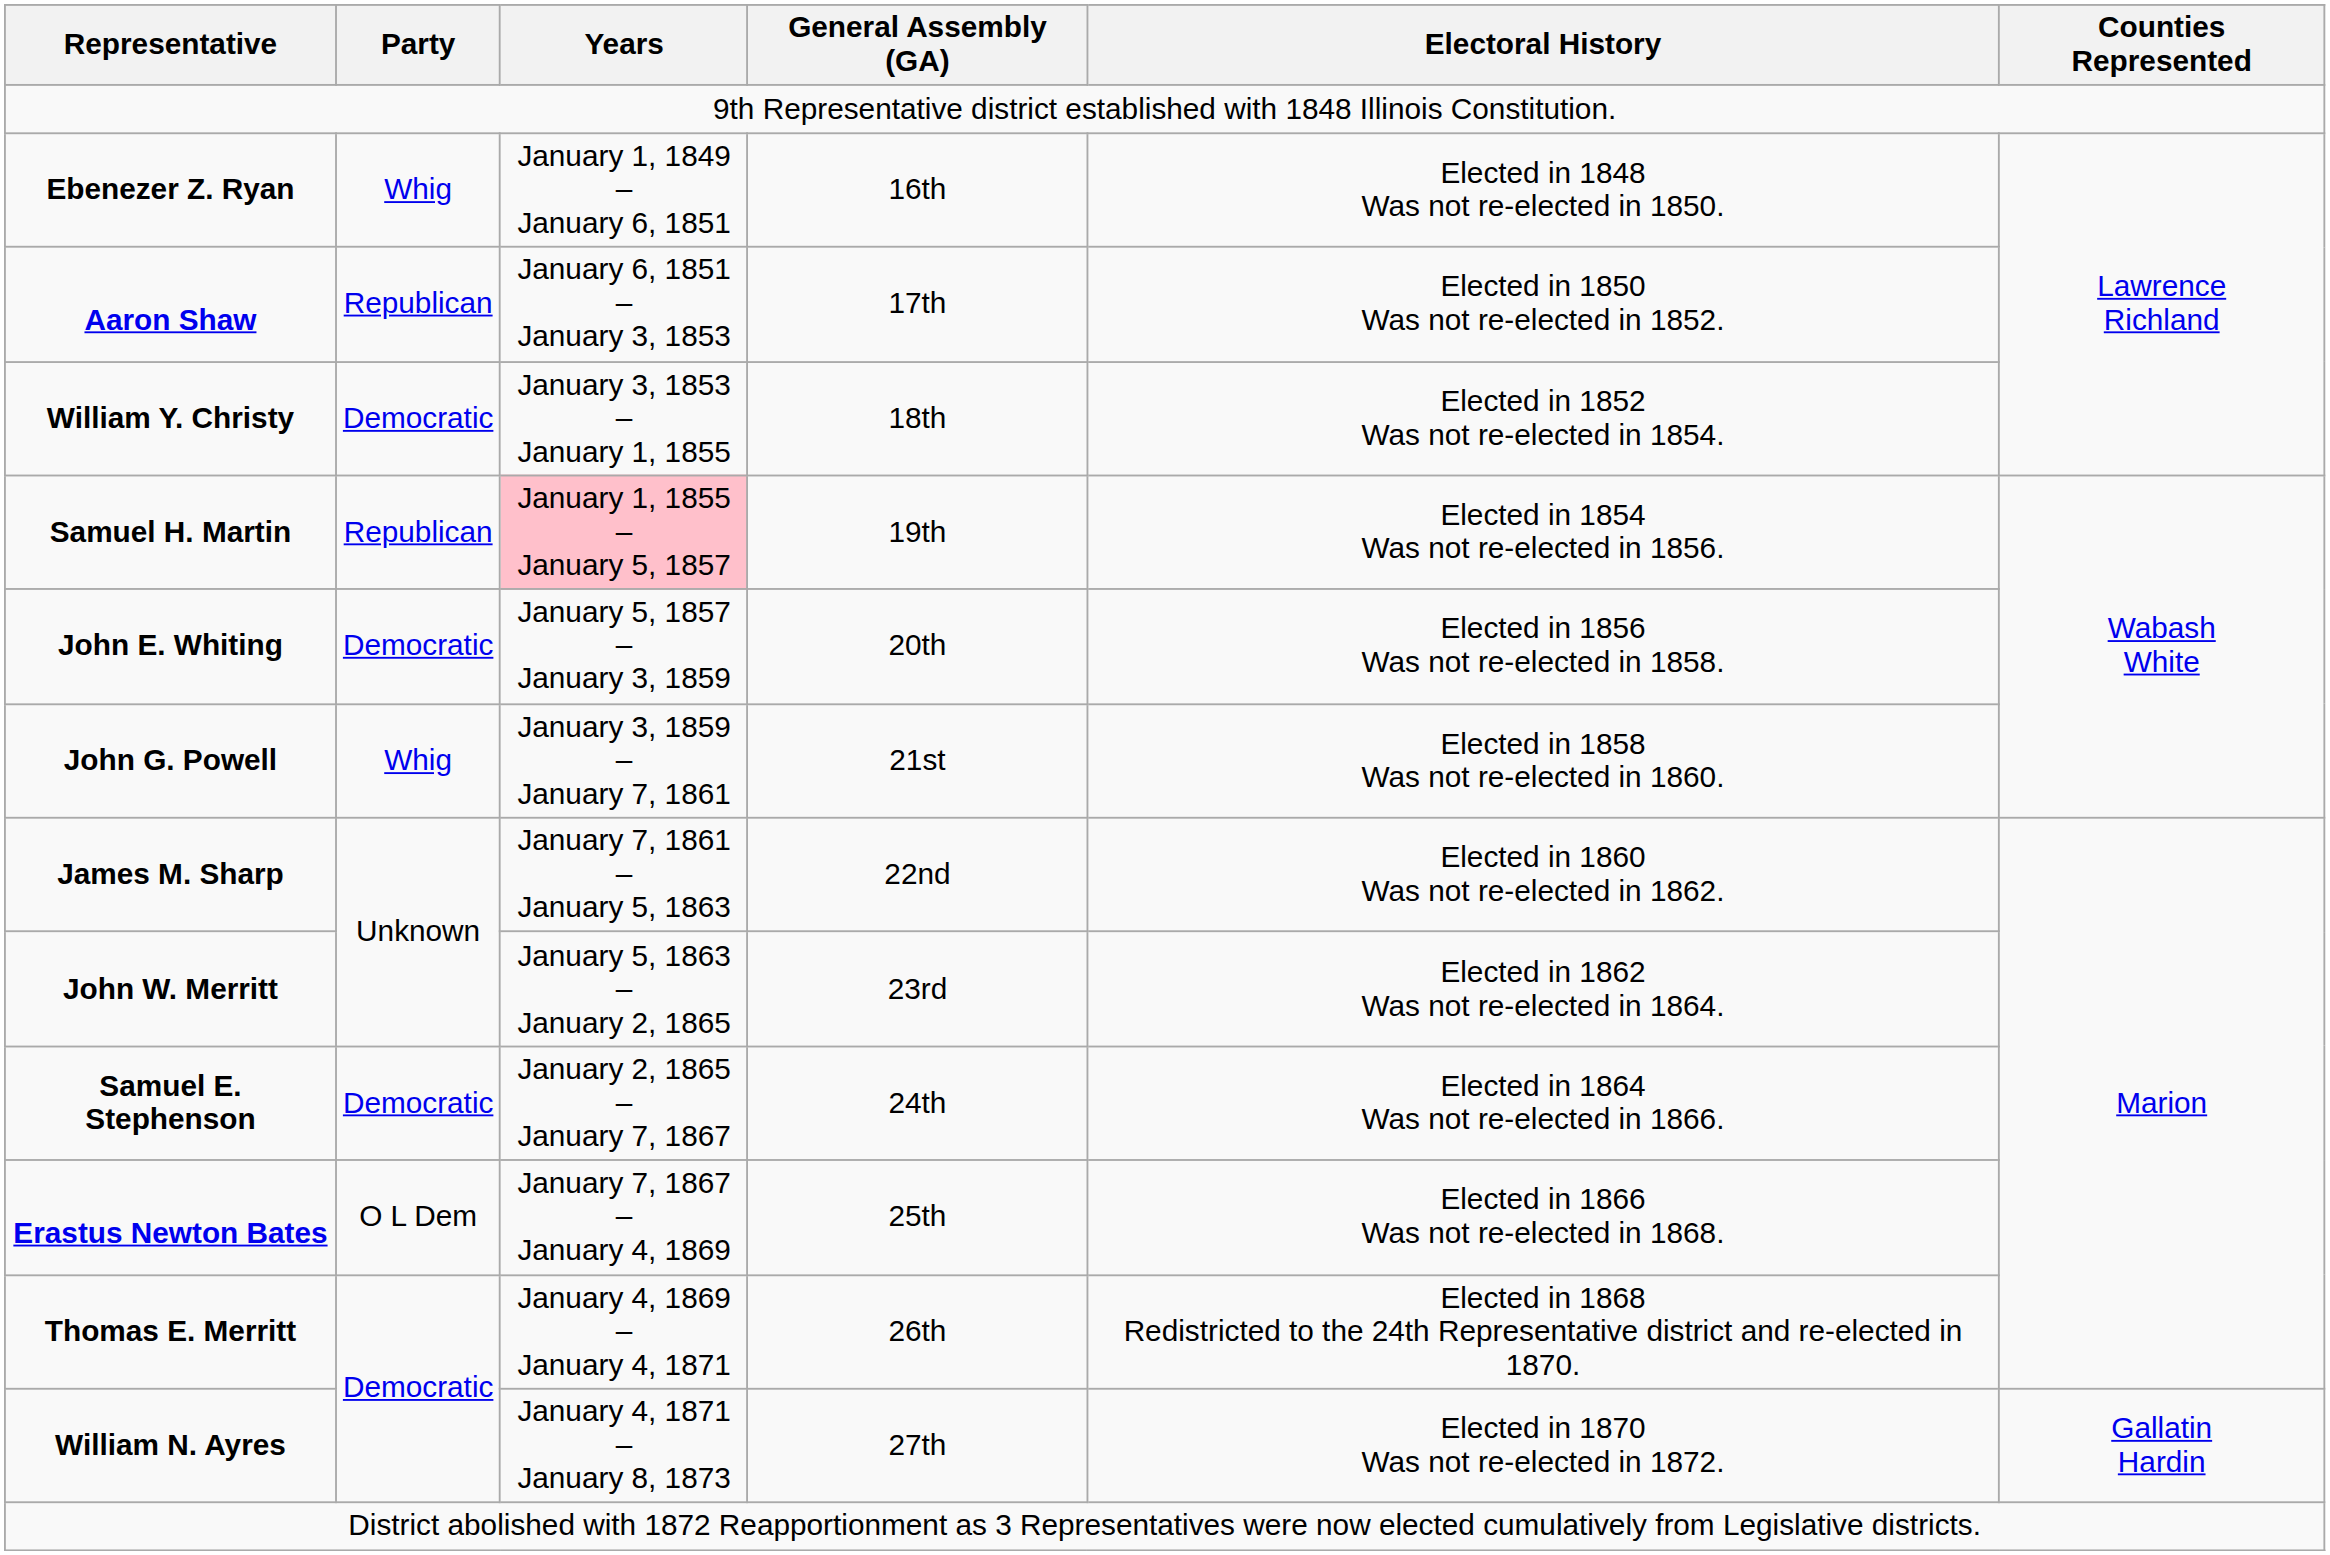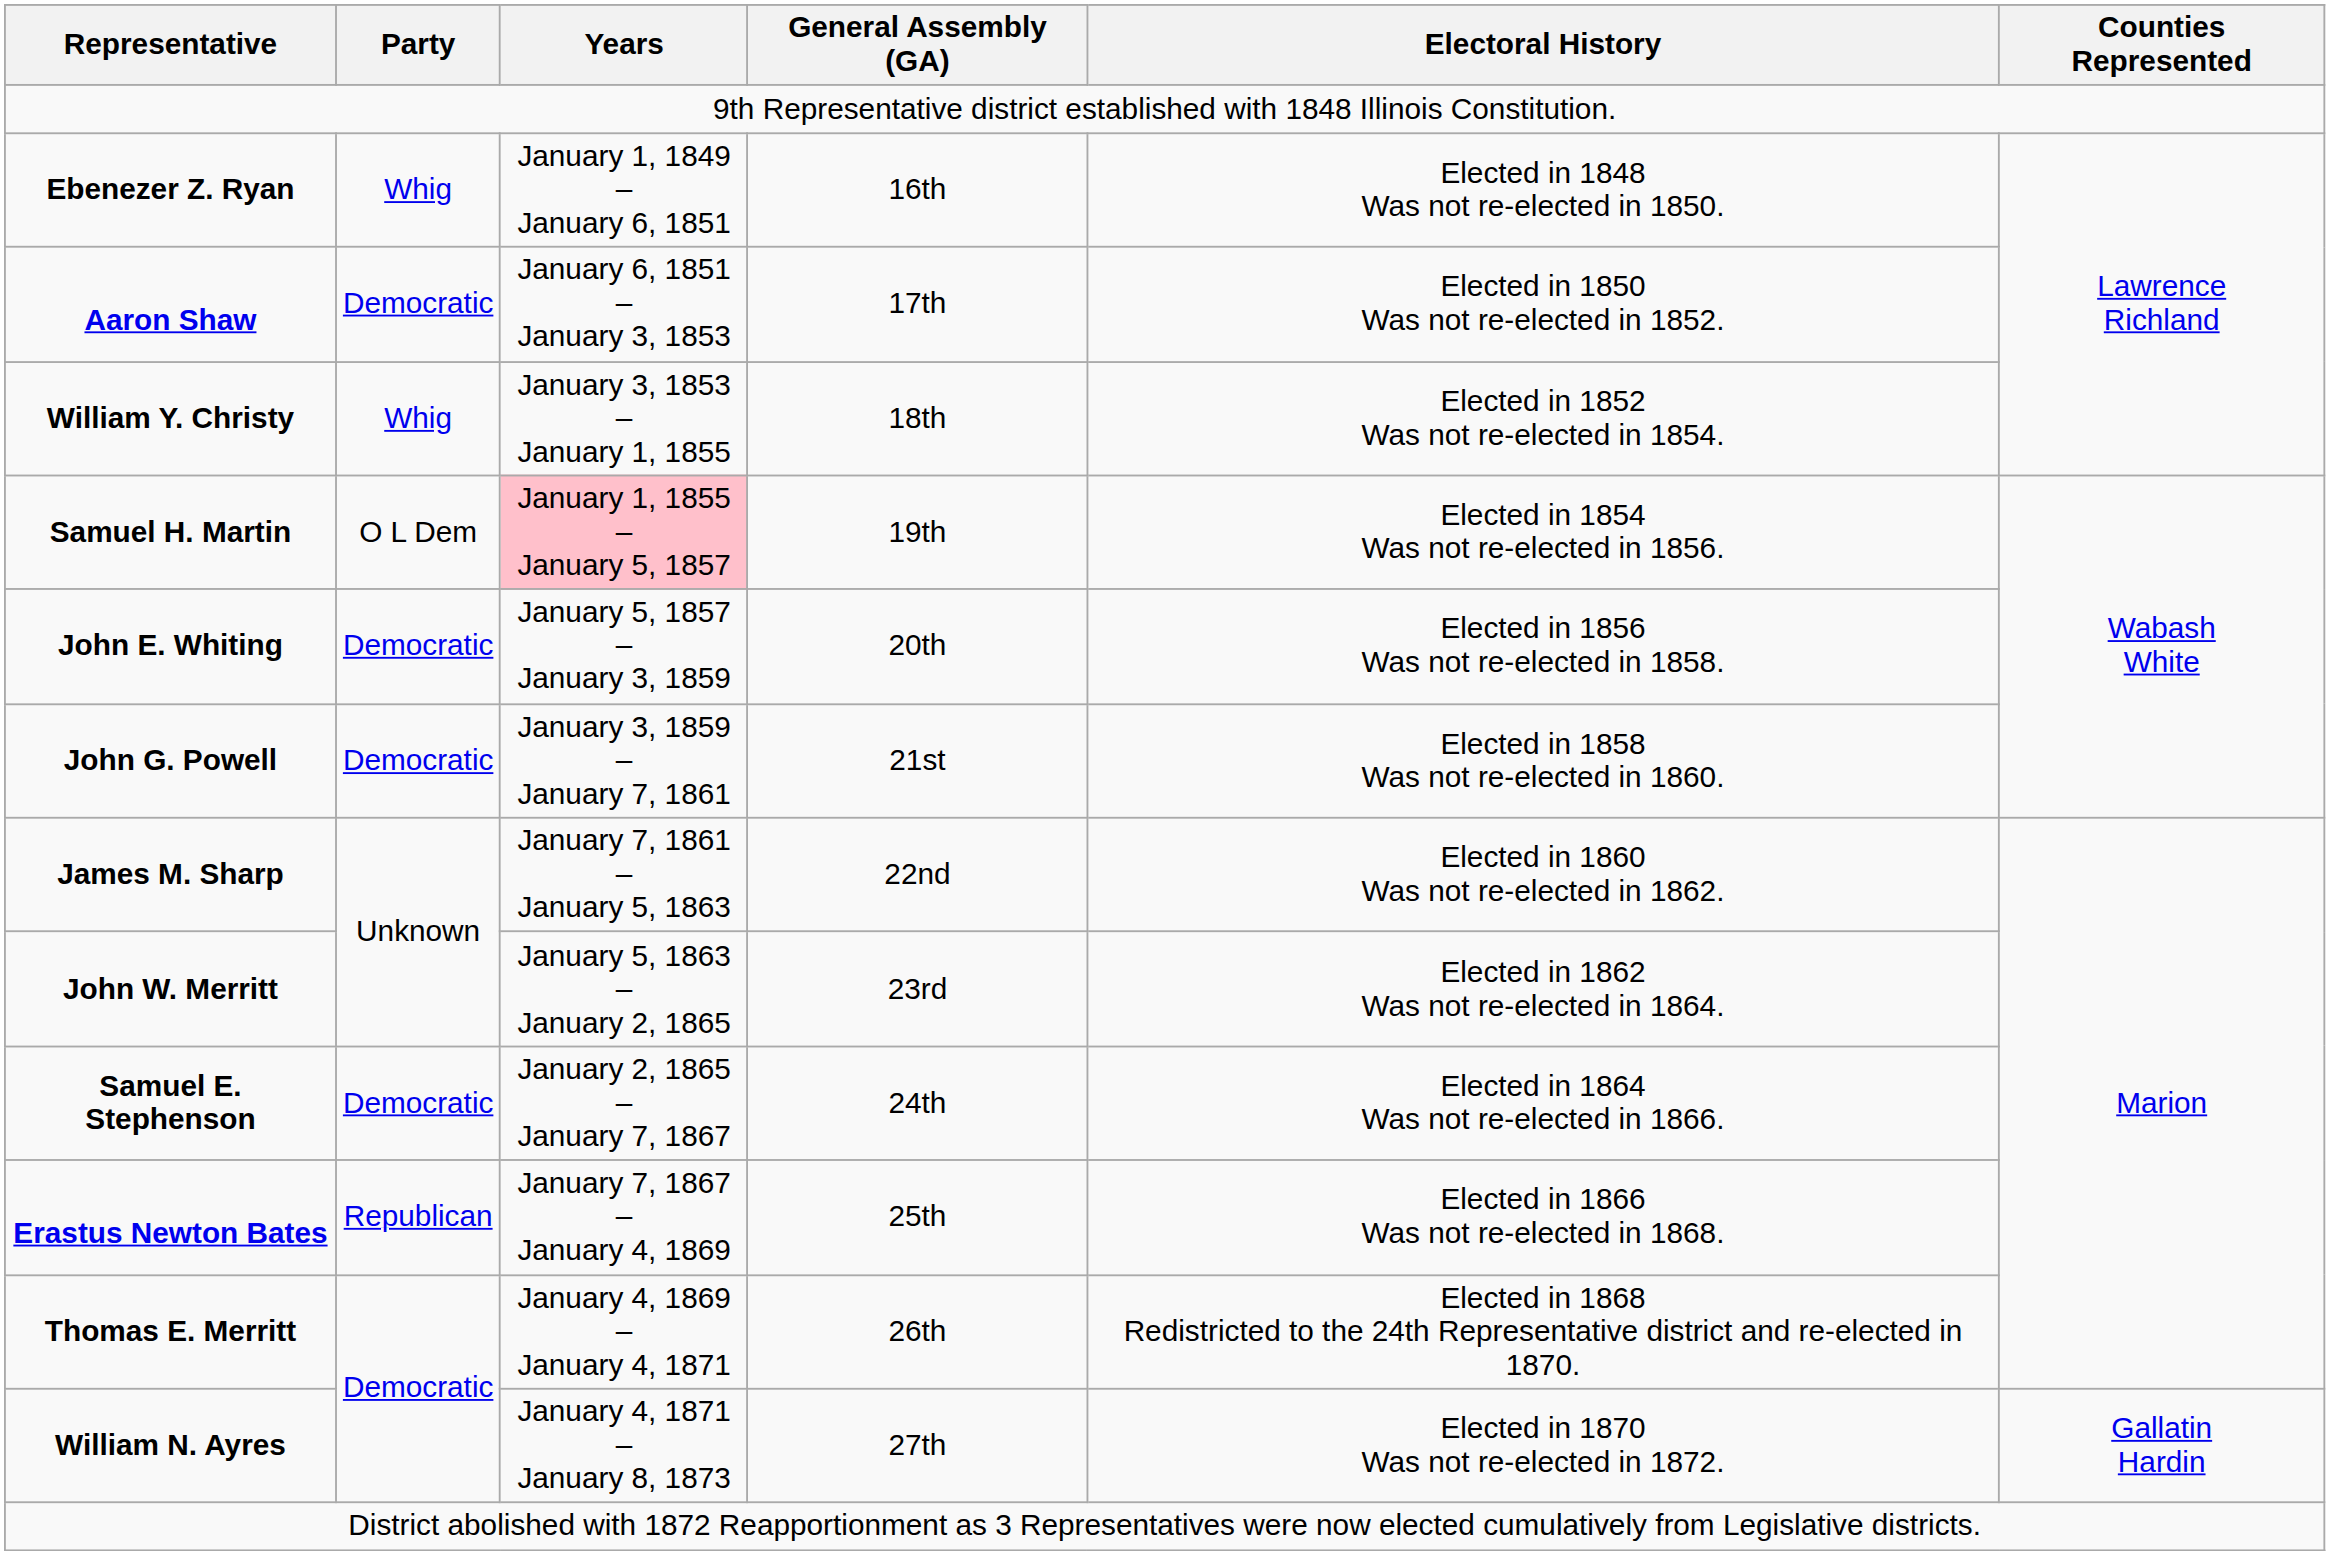(418, 303) Republican -> (418, 303) Democratic
(418, 417) Democratic -> (418, 417) Whig
(418, 531) Republican -> (418, 531) O L Dem
(418, 760) Whig -> (418, 760) Democratic
(418, 1216) O L Dem -> (418, 1216) Republican
